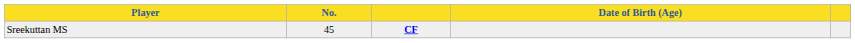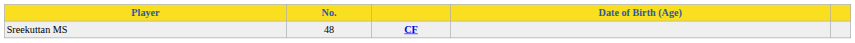(329, 29) 45 -> (329, 29) 48
